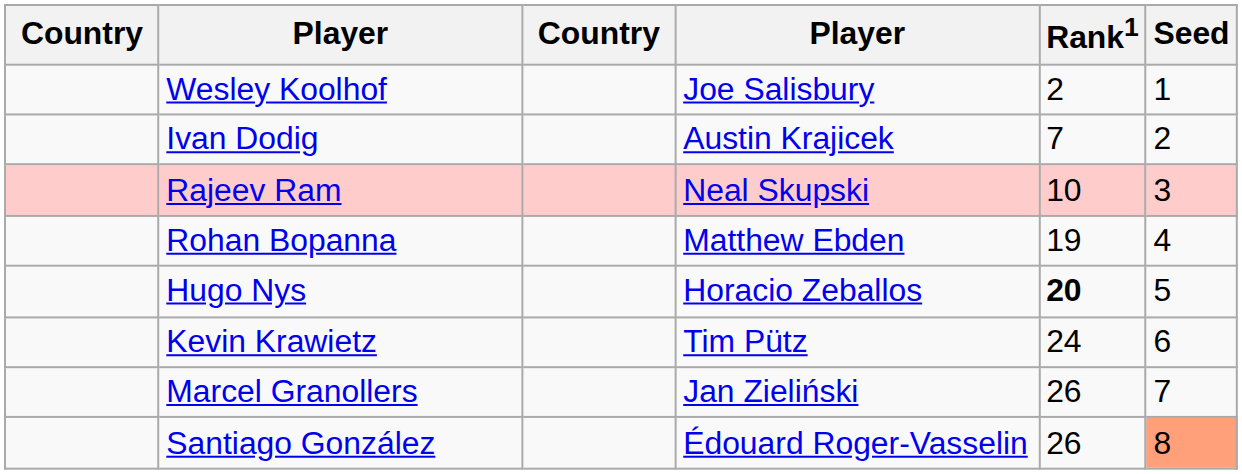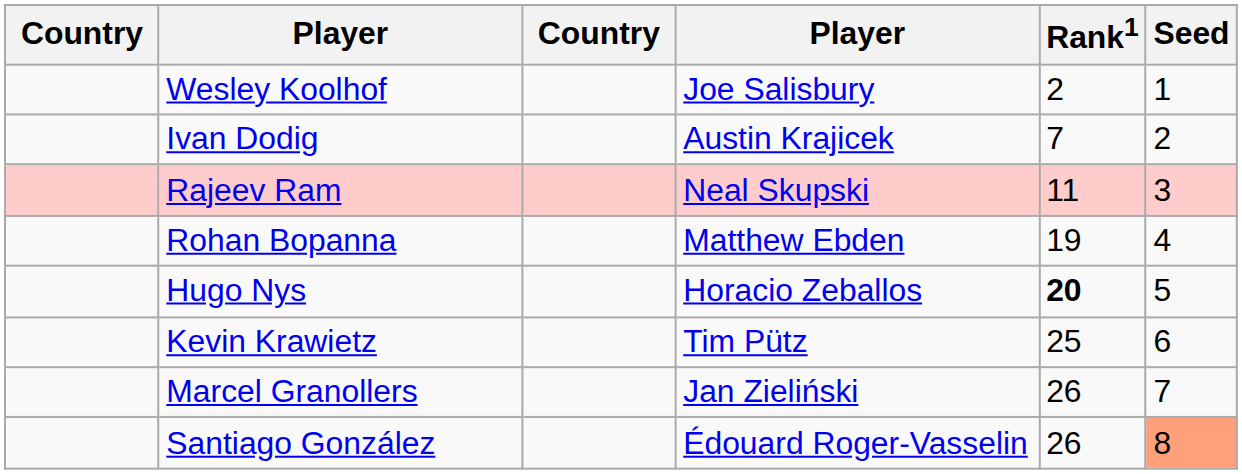(1064, 189) 10 -> (1063, 189) 11
(1064, 341) 24 -> (1064, 341) 25
